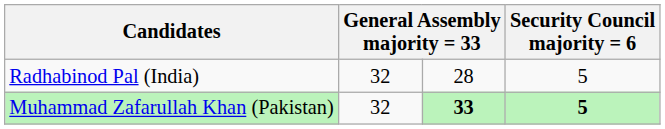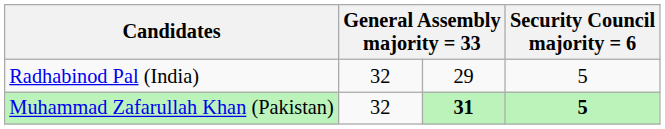(464, 75) 28 -> (464, 75) 29
(464, 107) 33 -> (464, 107) 31
